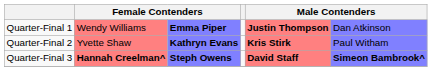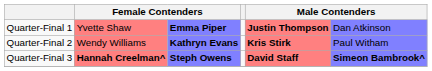(111, 27) Wendy Williams -> (104, 27) Yvette Shaw
(104, 43) Yvette Shaw -> (111, 43) Wendy Williams
